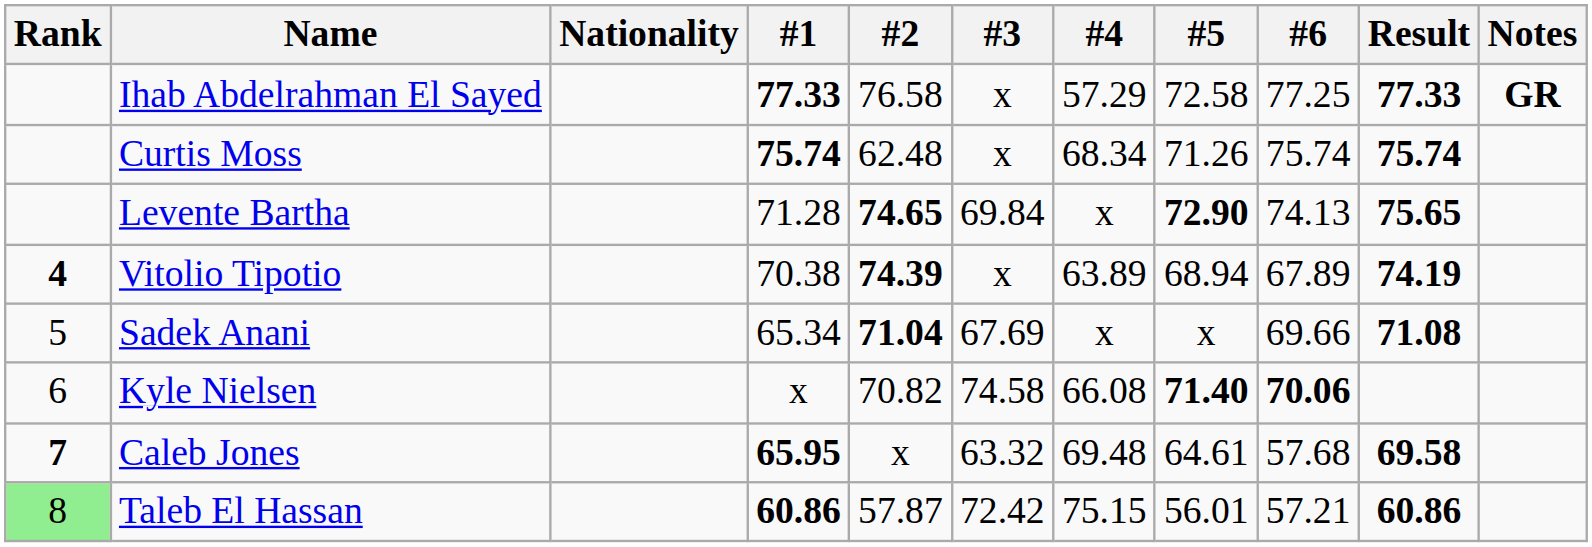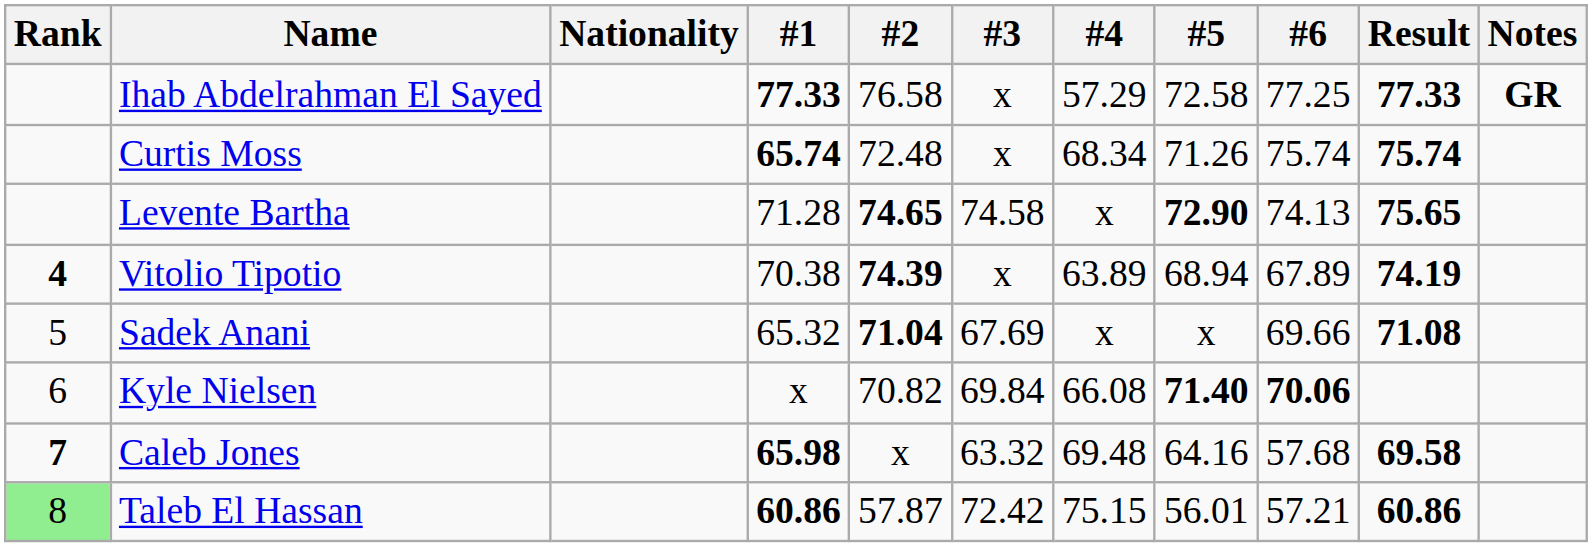(798, 153) 75.74 -> (798, 153) 65.74
(900, 153) 62.48 -> (900, 153) 72.48
(1002, 213) 69.84 -> (1002, 213) 74.58
(798, 332) 65.34 -> (798, 332) 65.32
(1002, 392) 74.58 -> (1002, 392) 69.84
(798, 451) 65.95 -> (798, 451) 65.98
(1206, 451) 64.61 -> (1206, 451) 64.16
